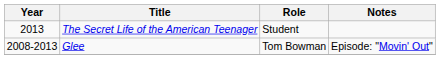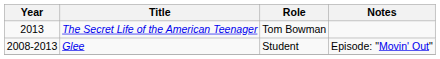(280, 29) Student -> (294, 29) Tom Bowman
(294, 46) Tom Bowman -> (280, 46) Student
